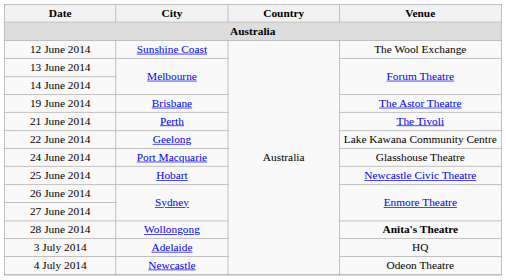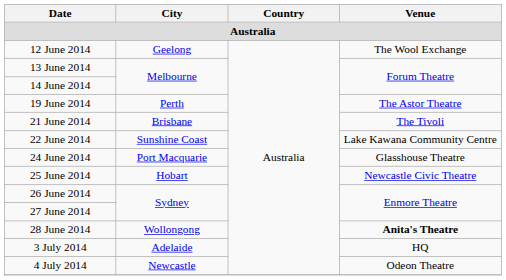(172, 49) Sunshine Coast -> (172, 49) Geelong
(172, 103) Brisbane -> (172, 103) Perth
(172, 121) Perth -> (172, 121) Brisbane
(172, 139) Geelong -> (172, 139) Sunshine Coast
